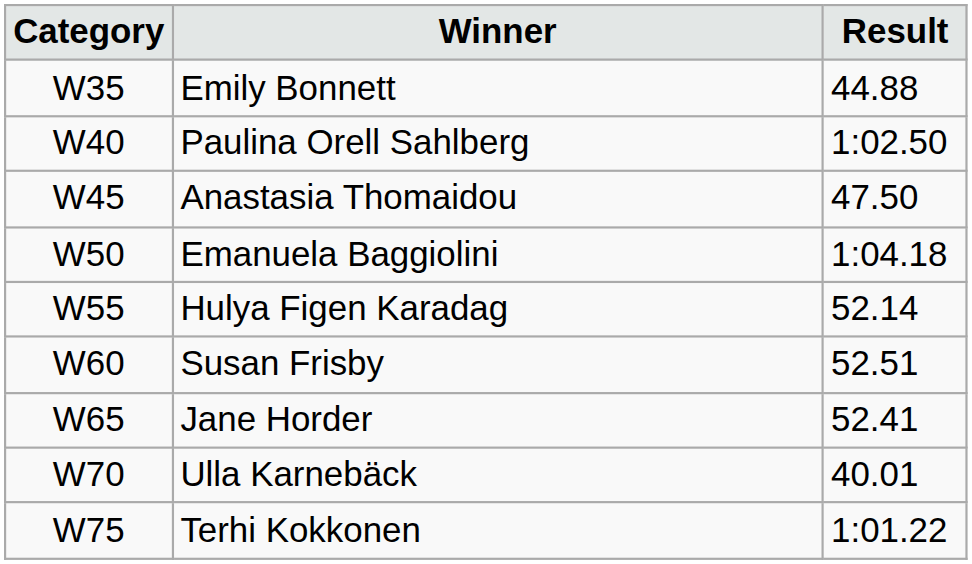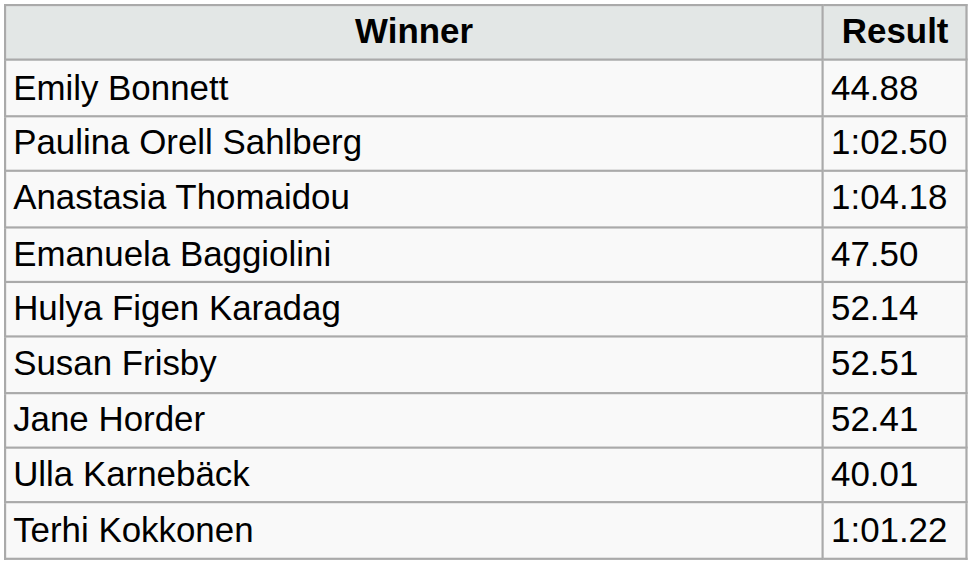- column: (89, 32)
(875, 198) 47.50 -> (889, 198) 1:04.18
(889, 253) 1:04.18 -> (875, 253) 47.50
